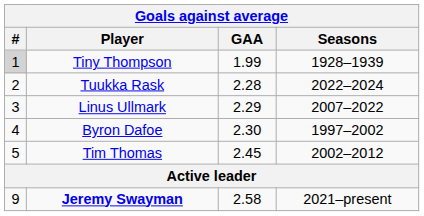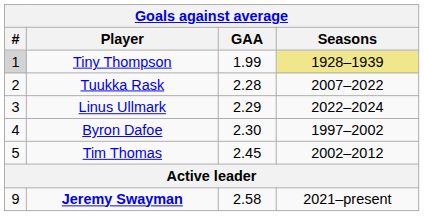(347, 62) no background -> (347, 62) khaki background
(347, 85) 2022–2024 -> (347, 85) 2007–2022
(347, 108) 2007–2022 -> (347, 108) 2022–2024
